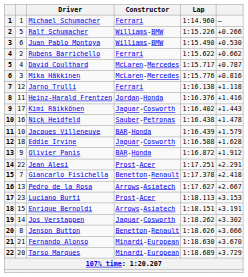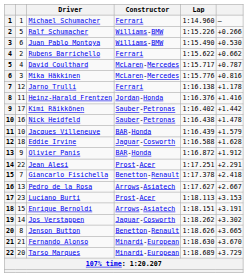(230, 87) +1.118 -> (230, 87) +1.178
(145, 109) Jaguar-Cosworth -> (145, 109) Sauber-Petronas
(230, 109) +1.443 -> (230, 109) +1.442
(230, 231) +3.666 -> (230, 231) +3.665
